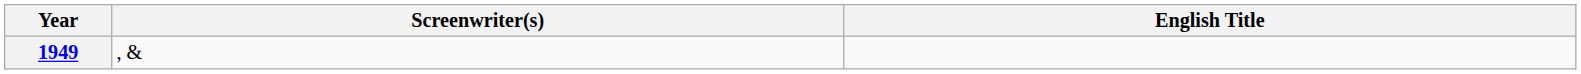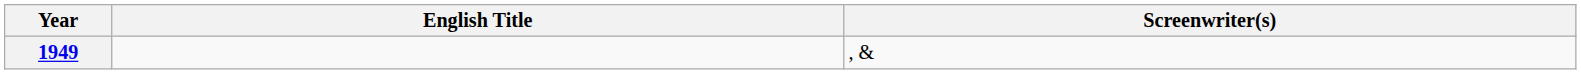columns swapped: (478, 20) <-> (1210, 20)
